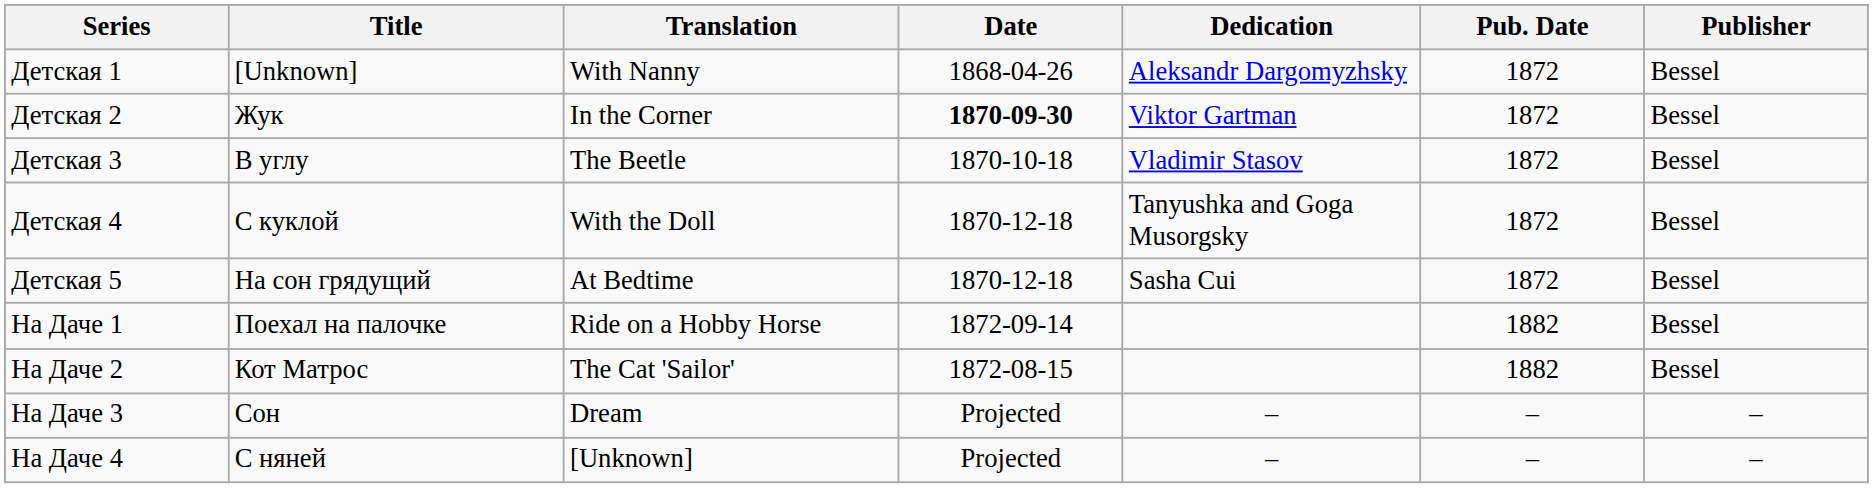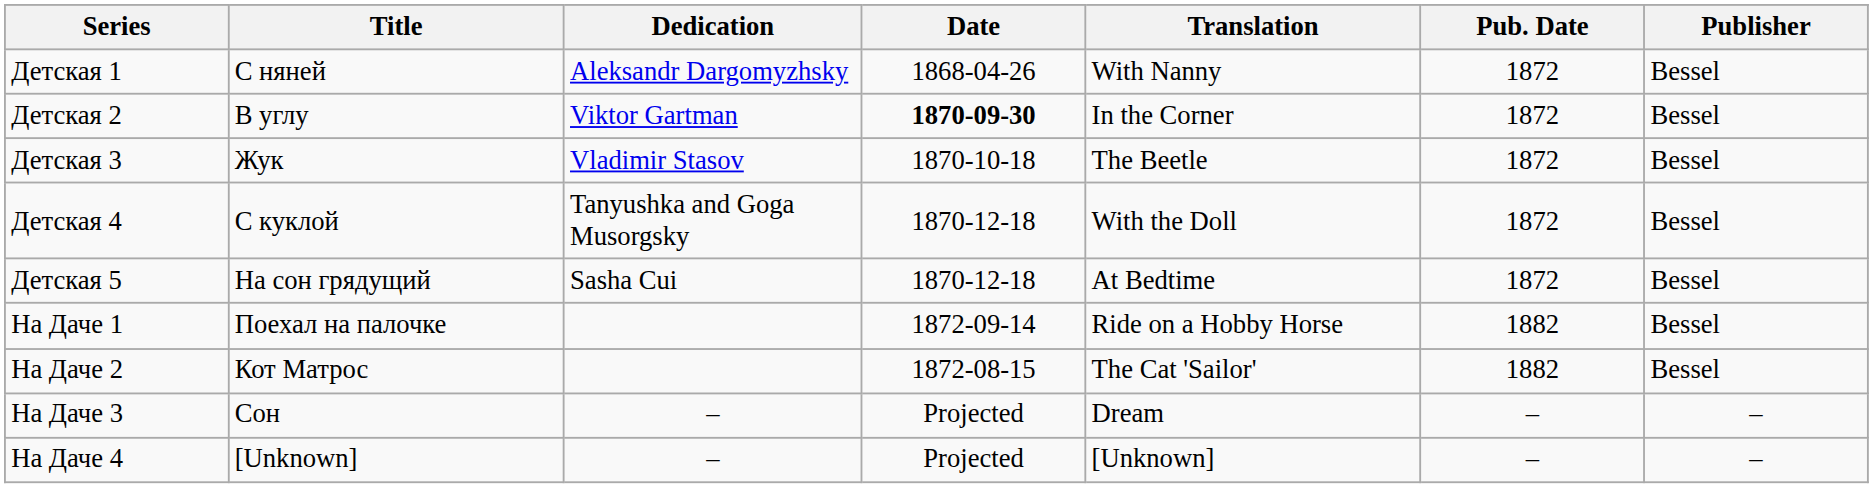columns swapped: (731, 26) <-> (1272, 26)
(296, 71) [Unknown] -> (280, 71) С няней
(259, 115) Жук -> (272, 115) В углу
(272, 160) В углу -> (259, 160) Жук
(280, 458) С няней -> (296, 458) [Unknown]
